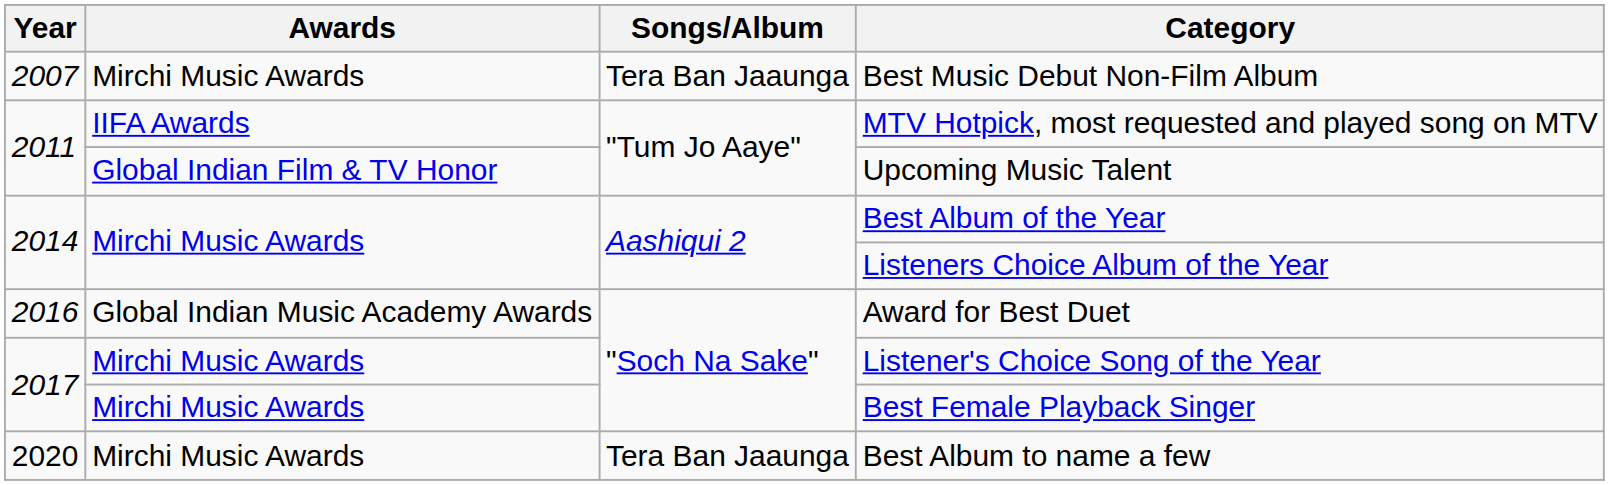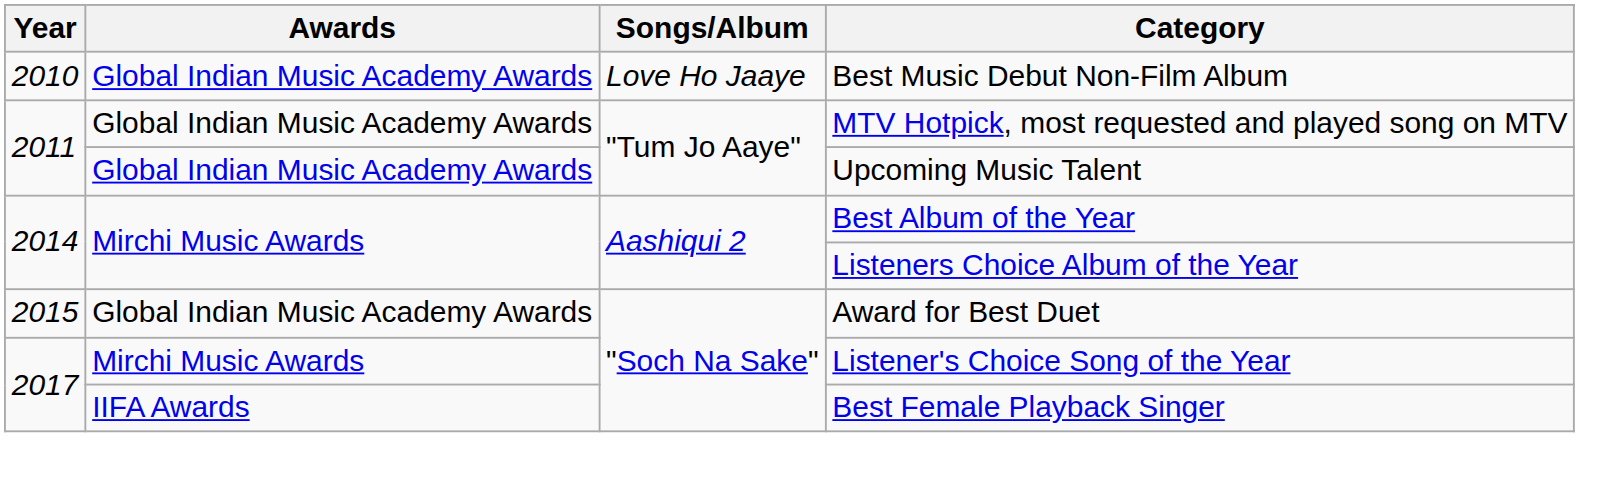(45, 75) 2007 -> (45, 75) 2010
(228, 75) Mirchi Music Awards -> (342, 75) Global Indian Music Academy Awards
(727, 75) Tera Ban Jaaunga -> (706, 75) Love Ho Jaaye
(171, 123) IIFA Awards -> (342, 123) Global Indian Music Academy Awards
(295, 170) Global Indian Film & TV Honor -> (342, 170) Global Indian Music Academy Awards
(45, 312) 2016 -> (45, 312) 2015
(228, 407) Mirchi Music Awards -> (171, 407) IIFA Awards
- row: (1036, 455)
